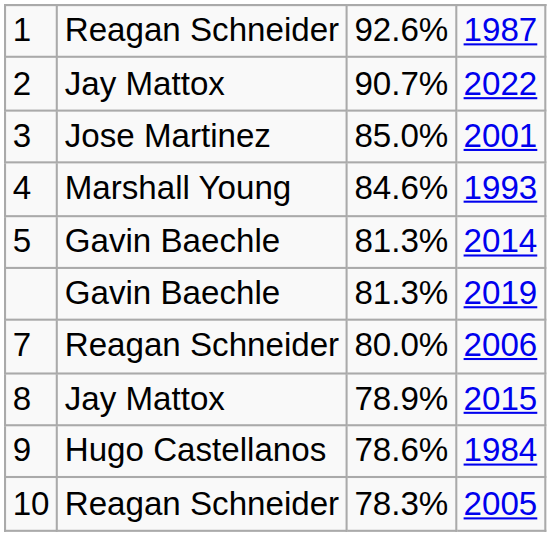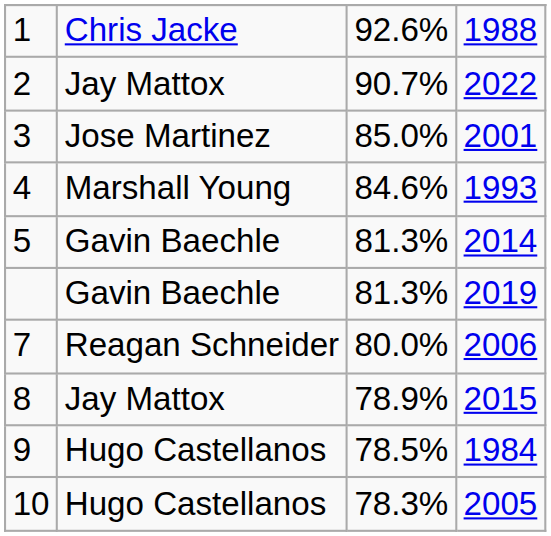(202, 30) Reagan Schneider -> (151, 30) Chris Jacke
(500, 30) 1987 -> (500, 30) 1988
(401, 450) 78.6% -> (401, 450) 78.5%
(202, 503) Reagan Schneider -> (195, 503) Hugo Castellanos
